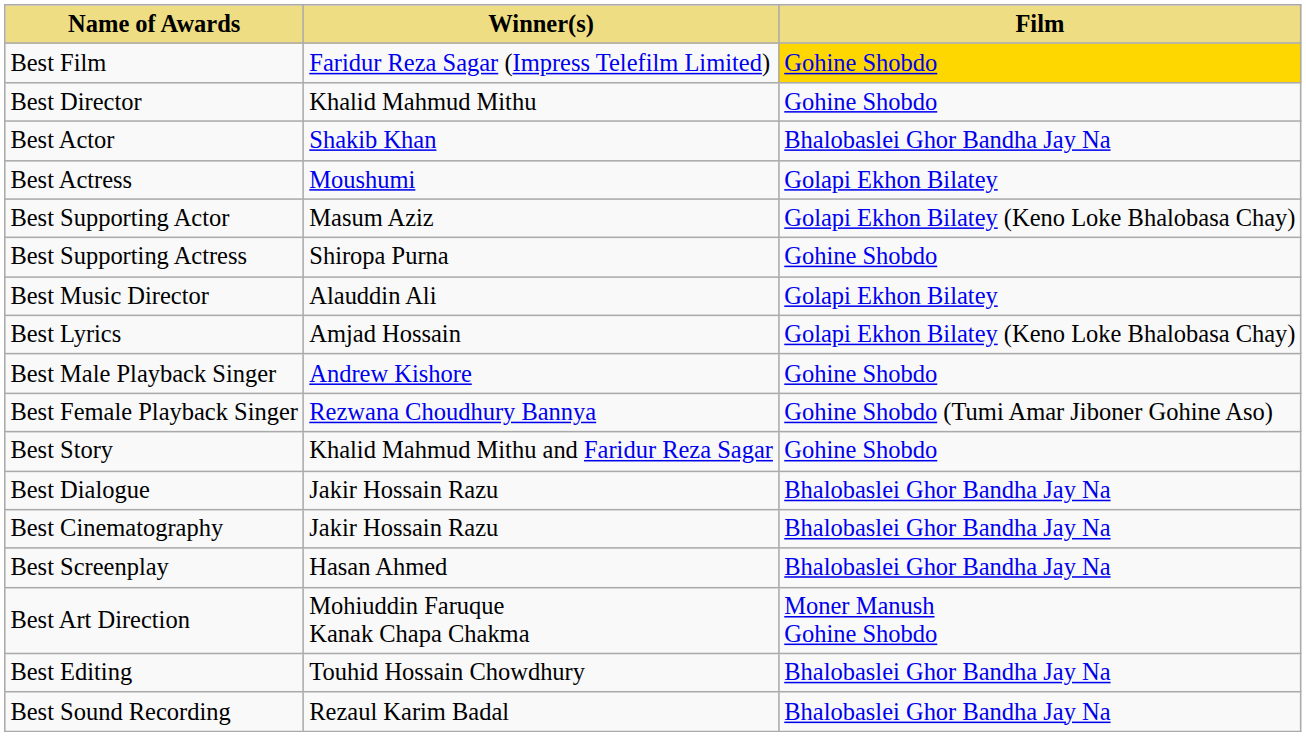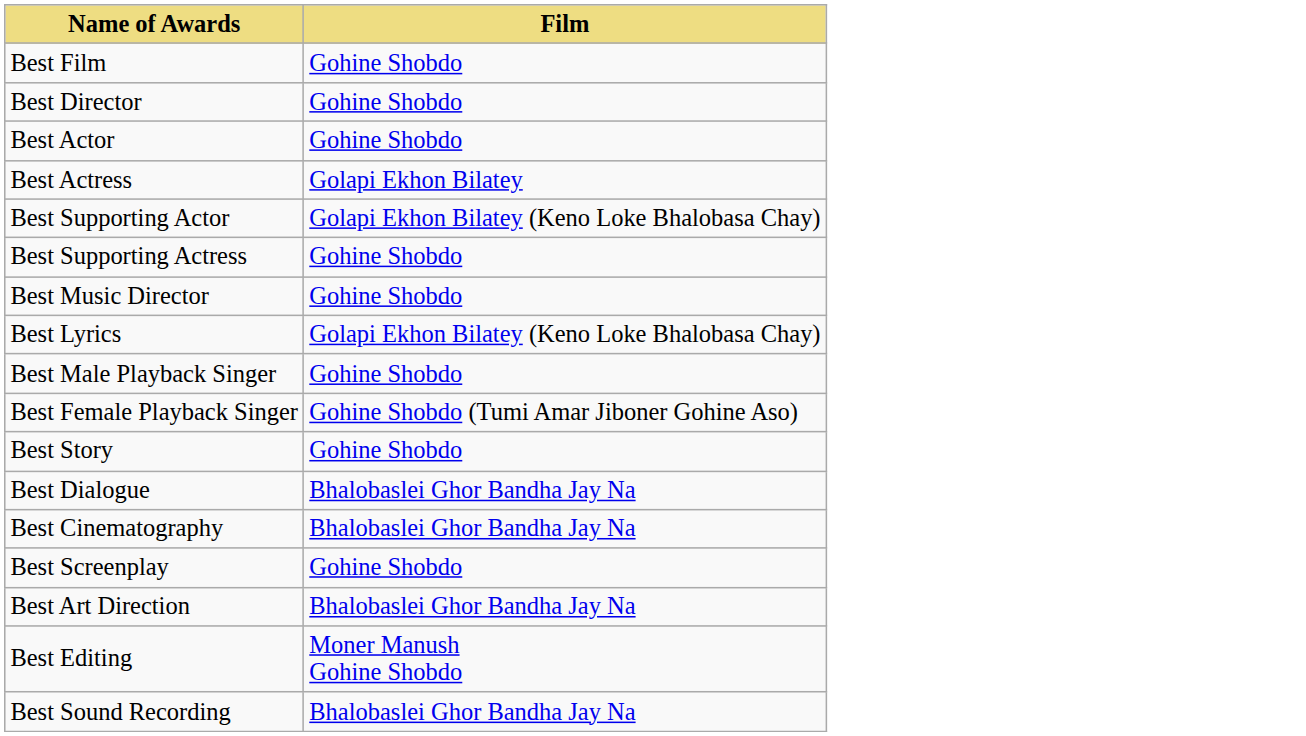- column: (541, 23)
(861, 62) gold background -> (386, 62) no background
(947, 140) Bhalobaslei Ghor Bandha Jay Na -> (386, 140) Gohine Shobdo
(891, 295) Golapi Ekhon Bilatey -> (386, 295) Gohine Shobdo
(947, 567) Bhalobaslei Ghor Bandha Jay Na -> (386, 567) Gohine Shobdo
(861, 620) Moner Manush Gohine Shobdo -> (472, 606) Bhalobaslei Ghor Bandha Jay Na
(947, 672) Bhalobaslei Ghor Bandha Jay Na -> (386, 658) Moner Manush Gohine Shobdo
